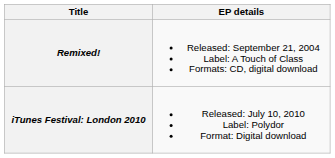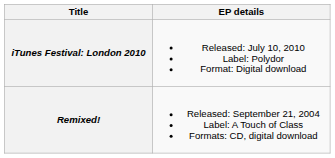rows swapped: (79, 53) <-> (79, 119)
